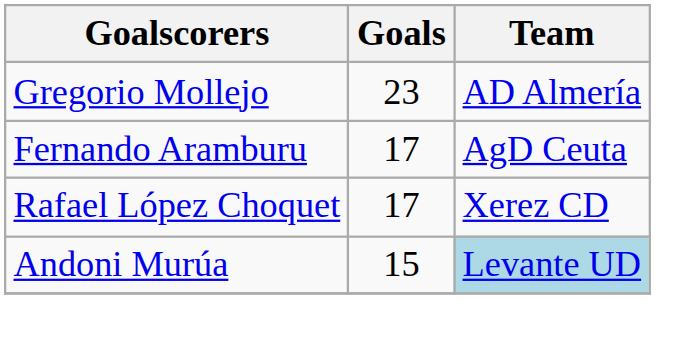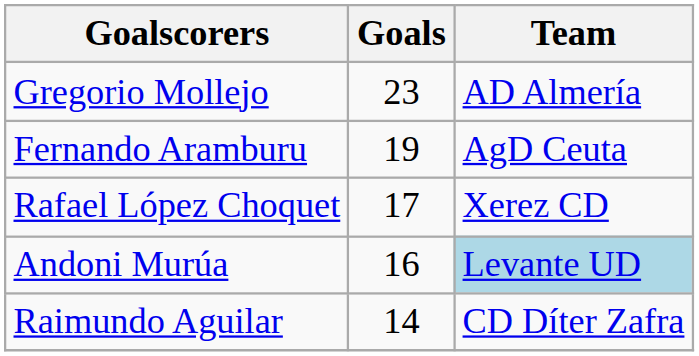(401, 148) 17 -> (401, 148) 19
(401, 263) 15 -> (401, 263) 16
+ row: (148, 321)
